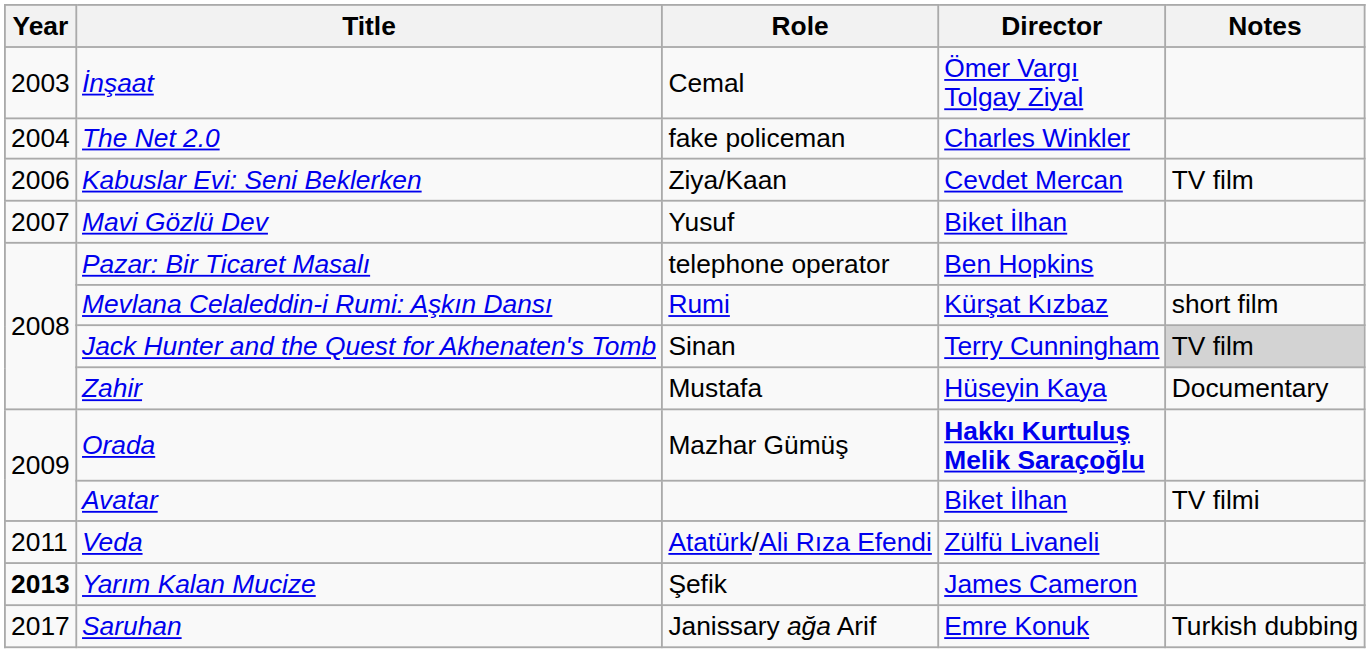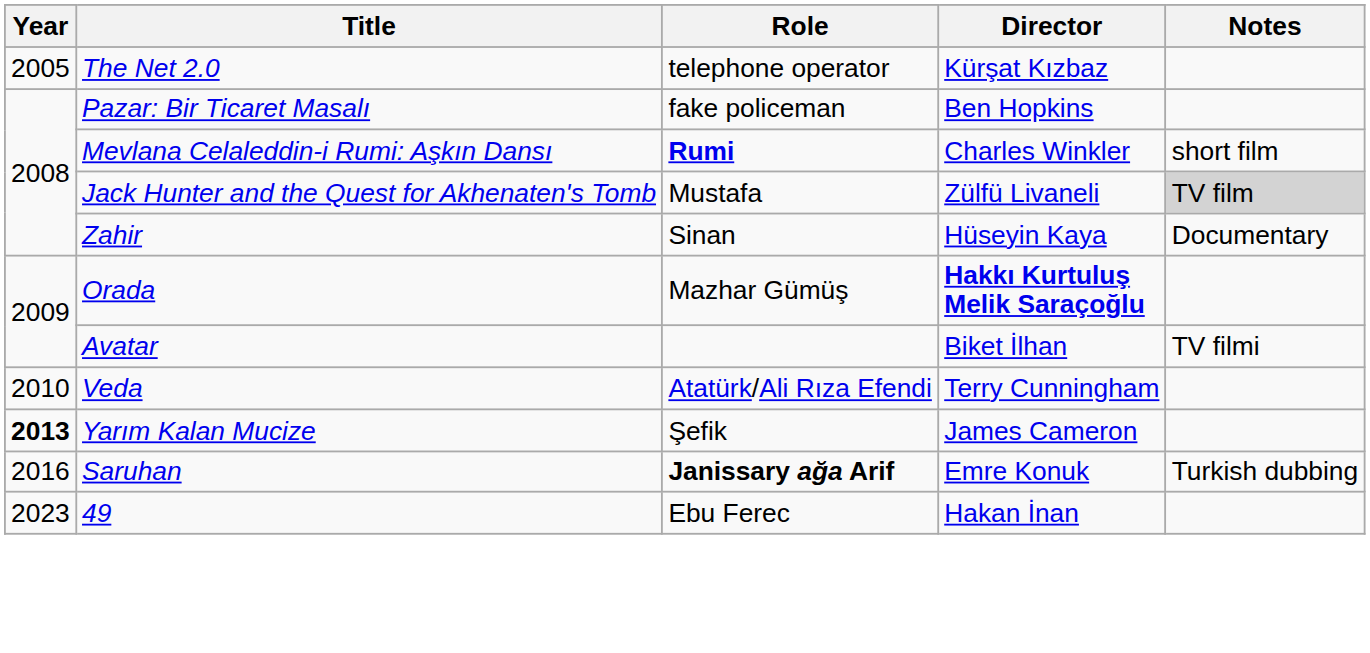- row: (118, 82)
(40, 139) 2004 -> (40, 68) 2005
(757, 139) fake policeman -> (779, 68) telephone operator
(1037, 139) Charles Winkler -> (1026, 68) Kürşat Kızbaz
- row: (252, 180)
- row: (175, 222)
(779, 264) telephone operator -> (757, 109) fake policeman
(699, 305) normal -> (701, 151) bold
(1026, 305) Kürşat Kızbaz -> (1037, 151) Charles Winkler
(702, 347) Sinan -> (715, 193) Mustafa
(1052, 347) Terry Cunningham -> (1022, 193) Zülfü Livaneli
(715, 388) Mustafa -> (702, 234) Sinan
(39, 543) 2011 -> (40, 388) 2010
(1022, 543) Zülfü Livaneli -> (1052, 388) Terry Cunningham
(40, 626) 2017 -> (40, 472) 2016
(772, 626) normal -> (781, 472) bold
+ row: (97, 513)
